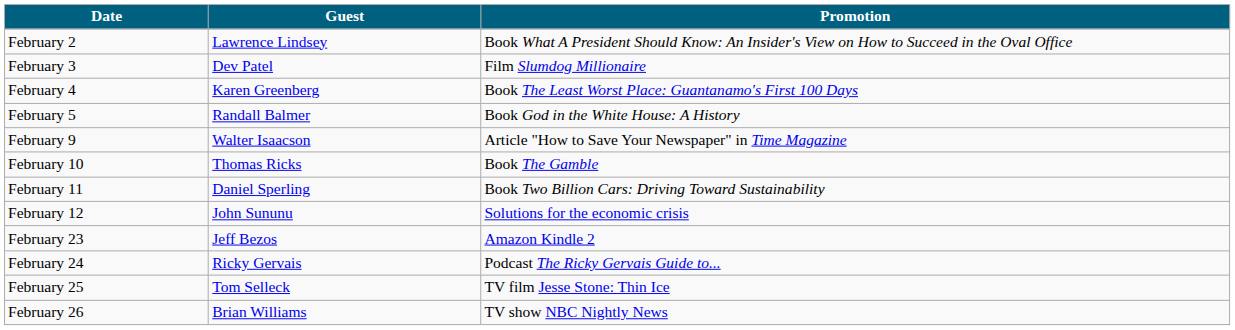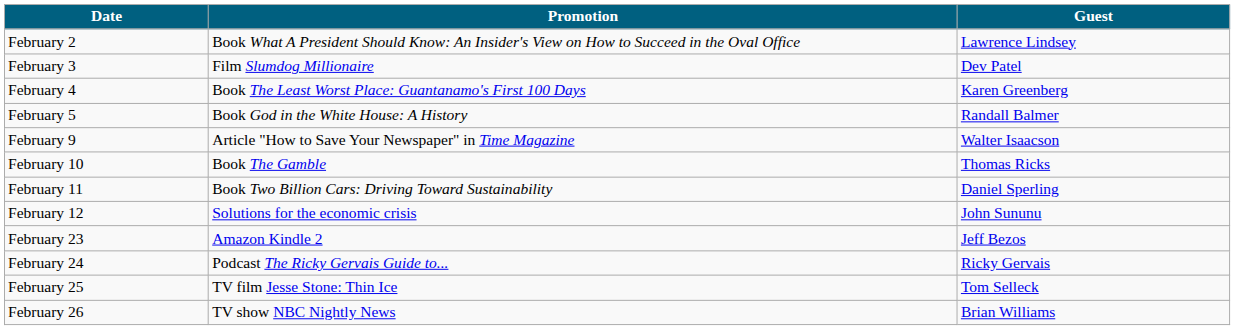columns swapped: (345, 16) <-> (855, 16)
